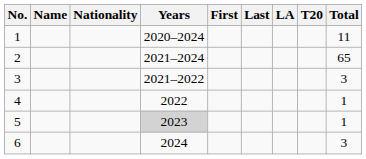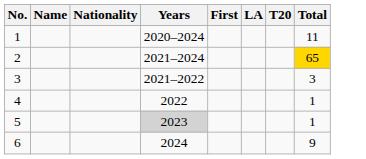- column: (257, 15)
(344, 57) no background -> (312, 57) gold background
(344, 143) 3 -> (312, 143) 9
